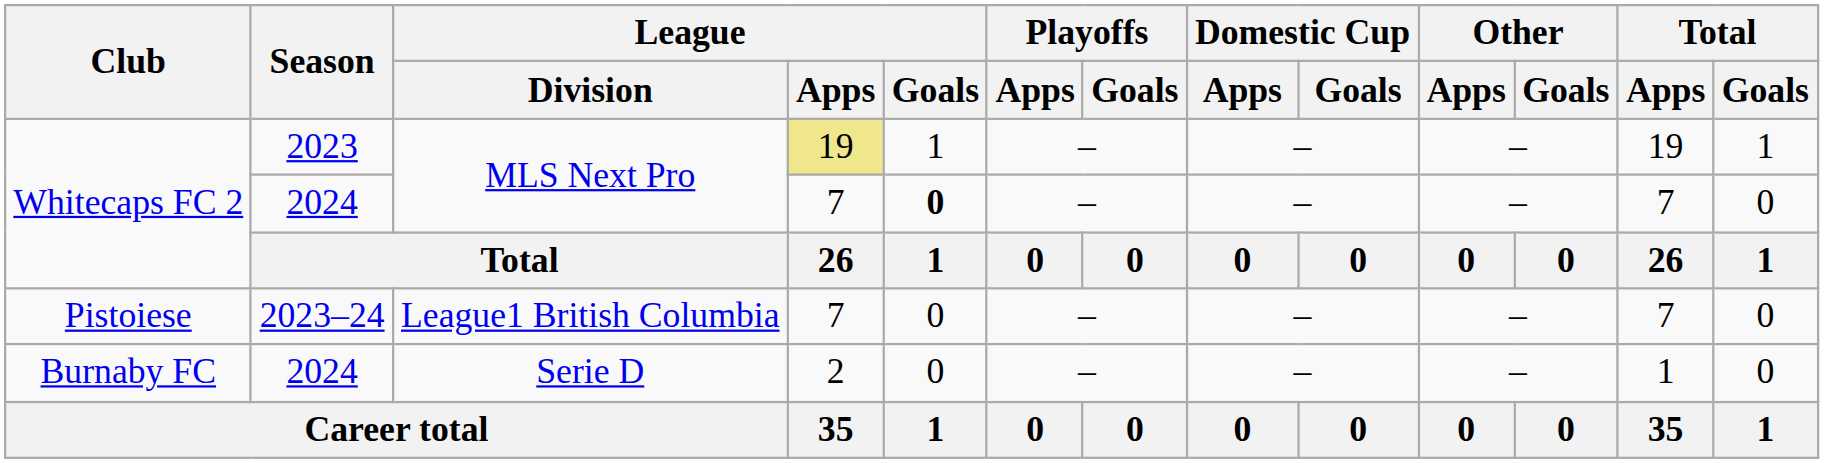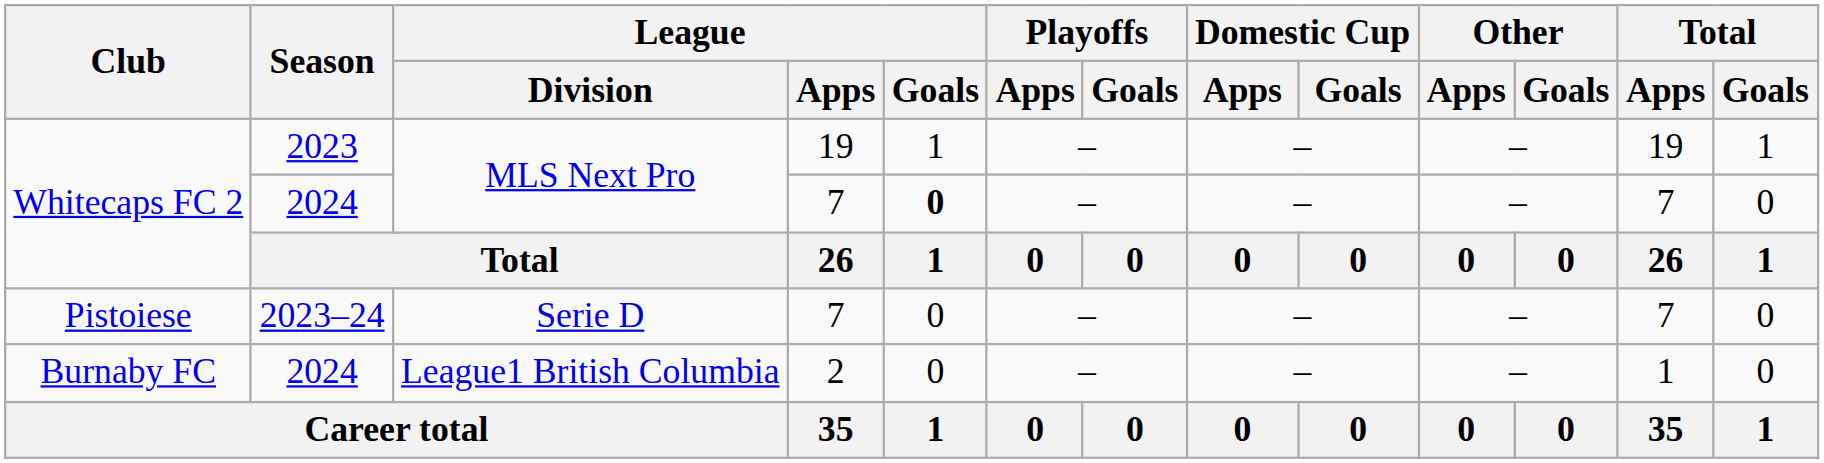(836, 145) khaki background -> (836, 145) no background
(590, 315) League1 British Columbia -> (590, 315) Serie D
(590, 372) Serie D -> (590, 372) League1 British Columbia
